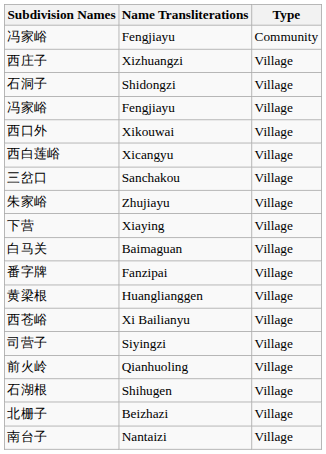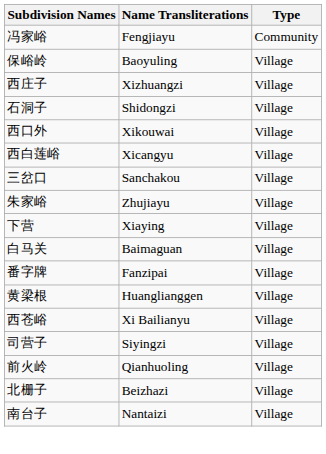+ row: (27, 60)
- row: (27, 107)
- row: (27, 390)
